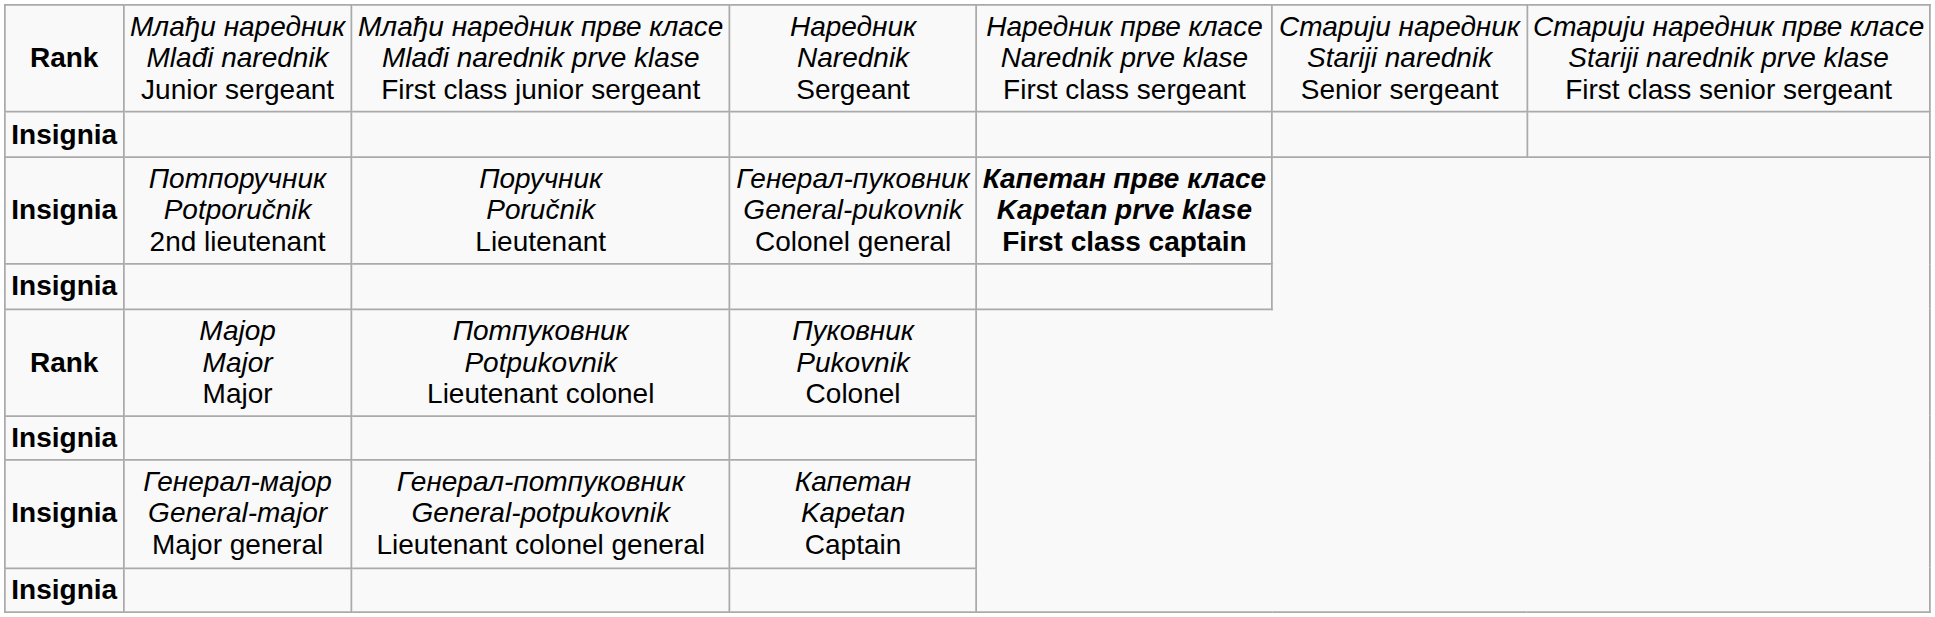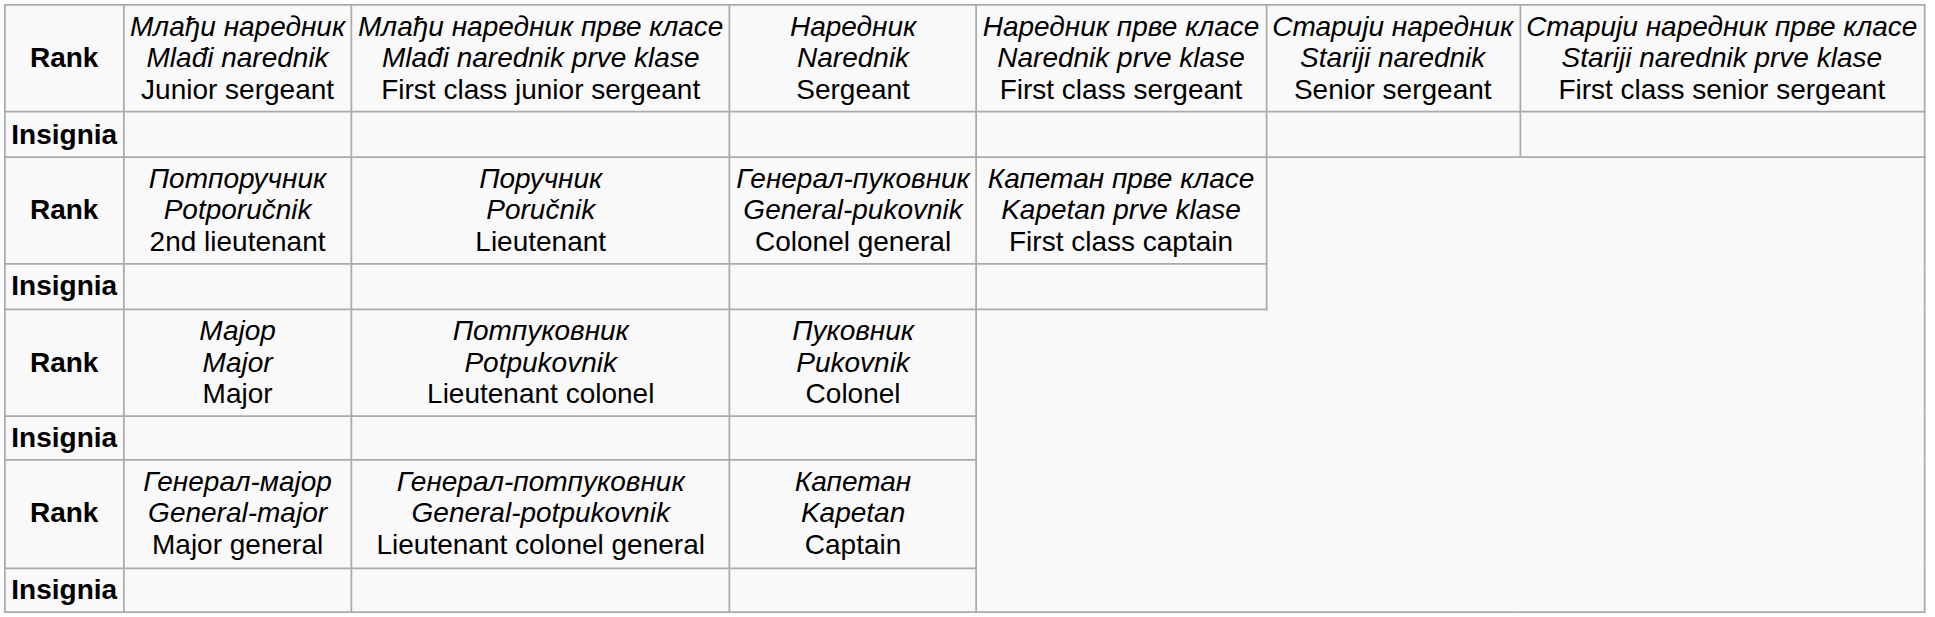(64, 210) Insignia -> (64, 210) Rank
(1124, 210) bold -> (1121, 210) normal
(64, 513) Insignia -> (64, 513) Rank
